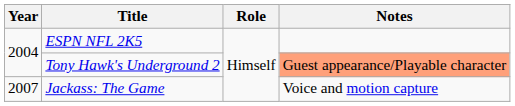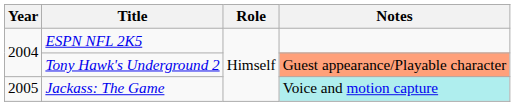(23, 88) 2007 -> (23, 88) 2005
(360, 88) no background -> (360, 88) paleturquoise background
